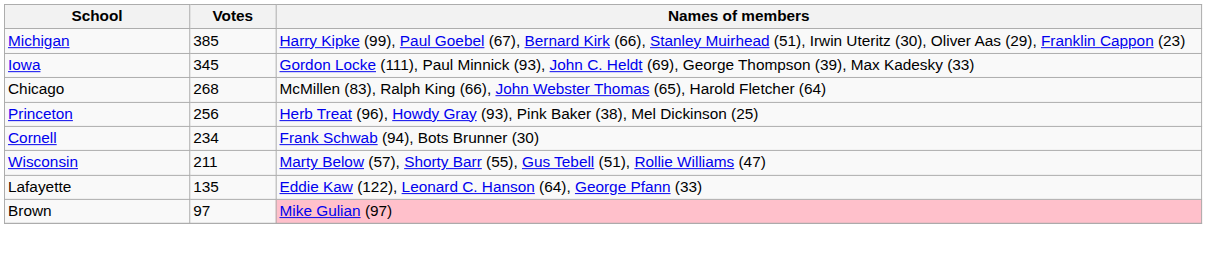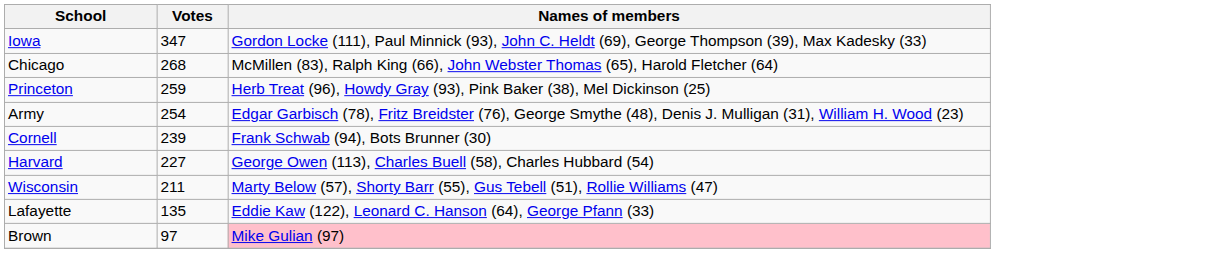- row: (39, 41)
(206, 65) 345 -> (173, 41) 347
(206, 114) 256 -> (173, 89) 259
+ row: (26, 114)
(206, 138) 234 -> (173, 138) 239
+ row: (35, 162)
